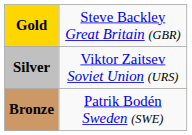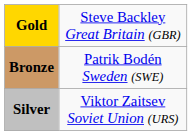rows swapped: (32, 67) <-> (32, 109)
